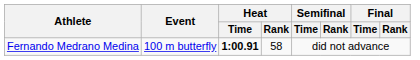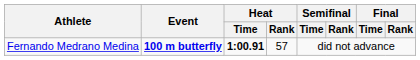(180, 47) normal -> (183, 47) bold
(276, 47) 58 -> (282, 47) 57
